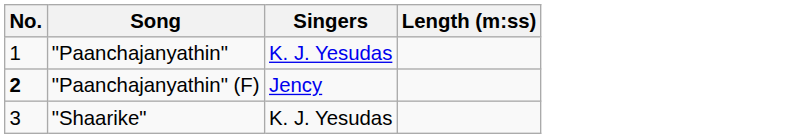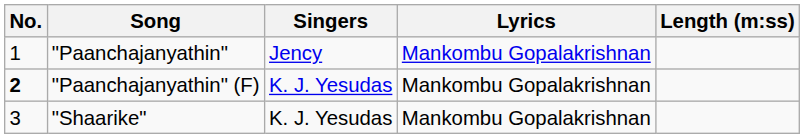+ column: (526, 21)
(331, 53) K. J. Yesudas -> (296, 53) Jency
(296, 85) Jency -> (331, 85) K. J. Yesudas
